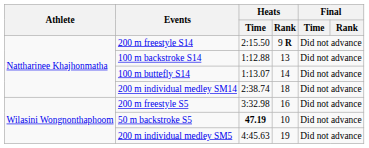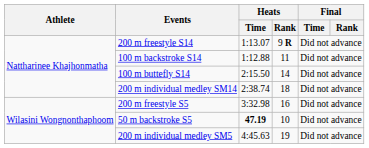(256, 43) 2:15.50 -> (256, 43) 1:13.07
(285, 58) 13 -> (285, 58) 11
(256, 74) 1:13.07 -> (256, 74) 2:15.50
